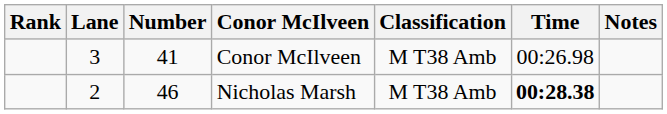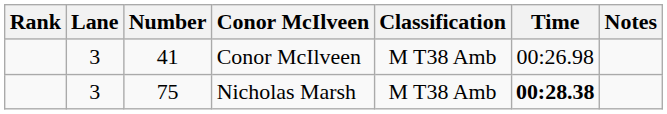(95, 91) 2 -> (95, 91) 3
(168, 91) 46 -> (168, 91) 75
